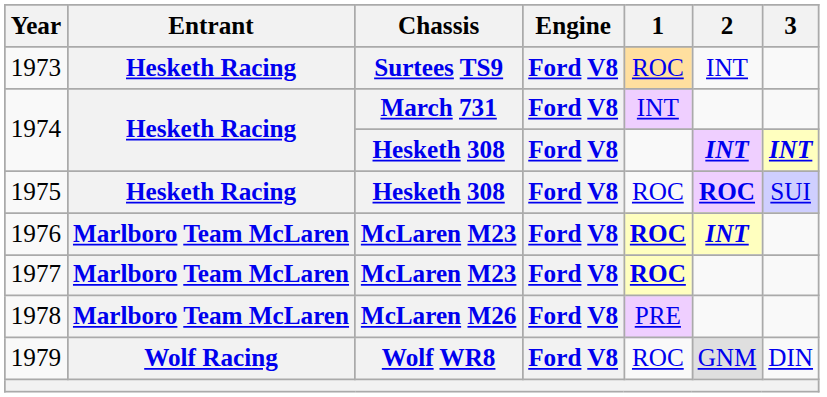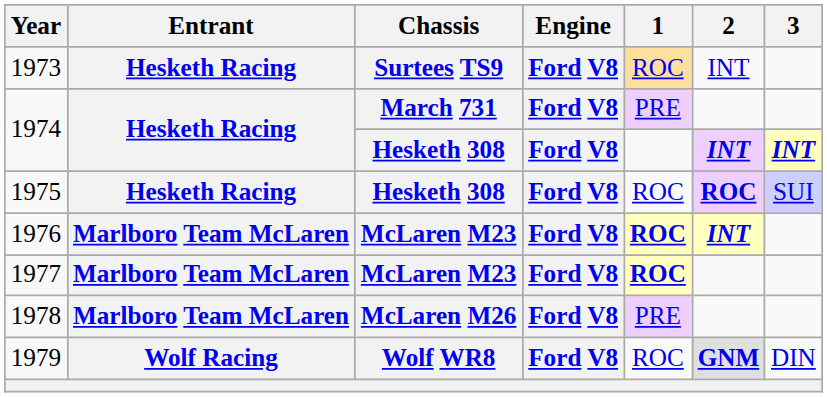(658, 108) INT -> (658, 108) PRE
(727, 358) normal -> (728, 358) bold
